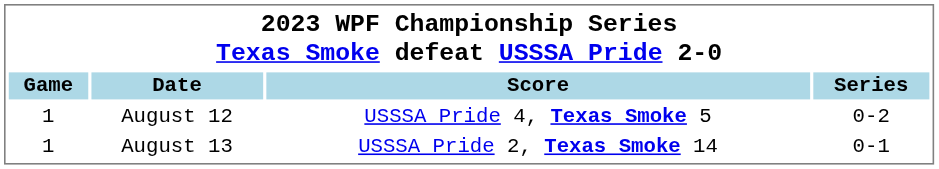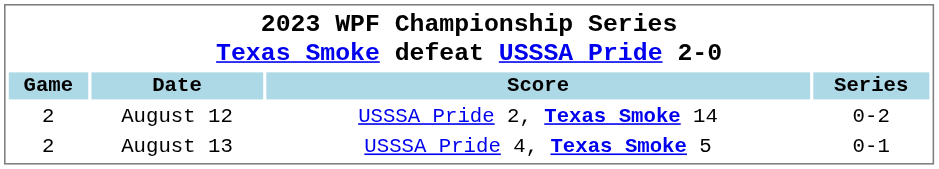(48, 116) 1 -> (48, 116) 2
(538, 116) USSSA Pride 4, Texas Smoke 5 -> (538, 116) USSSA Pride 2, Texas Smoke 14
(48, 146) 1 -> (48, 146) 2
(538, 146) USSSA Pride 2, Texas Smoke 14 -> (538, 146) USSSA Pride 4, Texas Smoke 5
